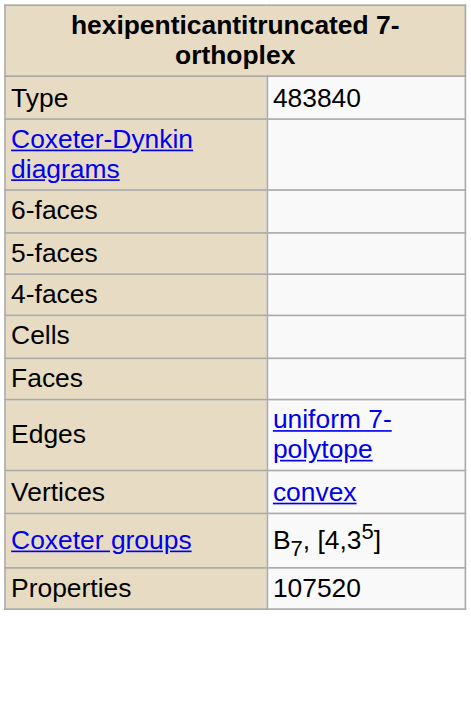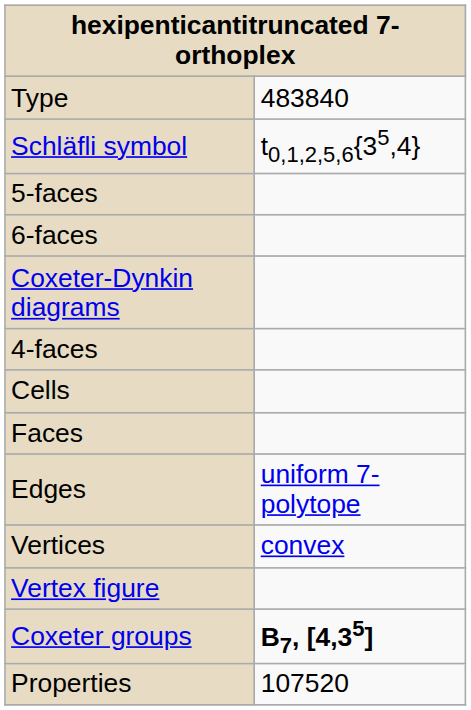+ row: (99, 145)
rows swapped: (102, 154) <-> (54, 252)
+ row: (85, 587)
(327, 540) normal -> (317, 636) bold
